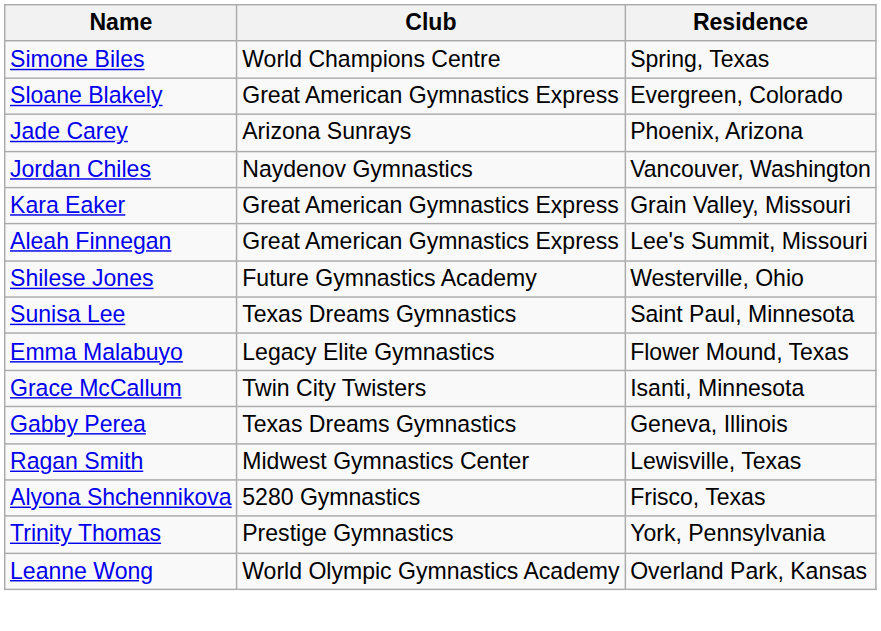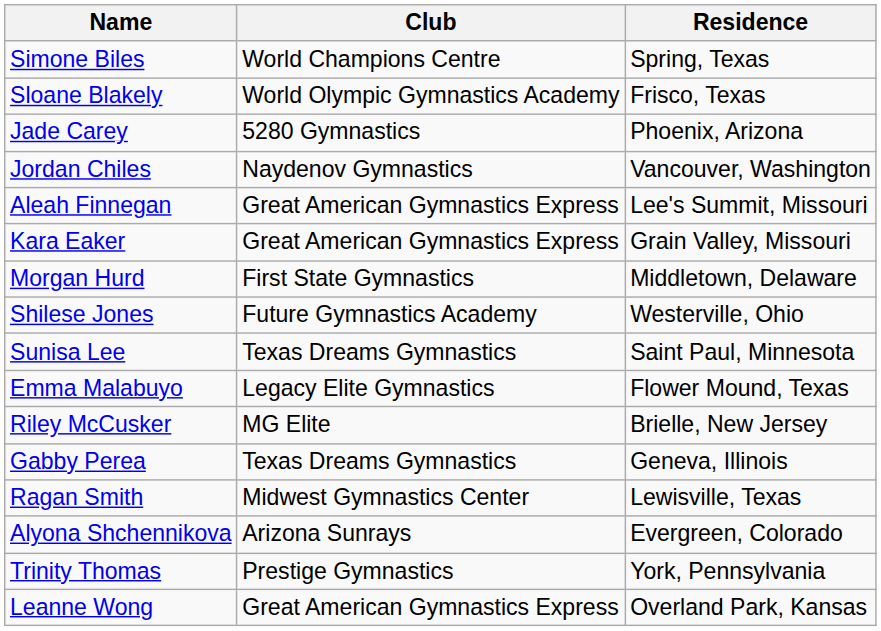(430, 95) Great American Gymnastics Express -> (431, 95) World Olympic Gymnastics Academy
(736, 95) Evergreen, Colorado -> (698, 95) Frisco, Texas
(327, 132) Arizona Sunrays -> (331, 132) 5280 Gymnastics
rows swapped: (68, 205) <-> (91, 242)
+ row: (77, 278)
- row: (96, 388)
+ row: (91, 424)
(331, 497) 5280 Gymnastics -> (327, 534) Arizona Sunrays
(698, 497) Frisco, Texas -> (736, 534) Evergreen, Colorado
(431, 570) World Olympic Gymnastics Academy -> (430, 607) Great American Gymnastics Express
